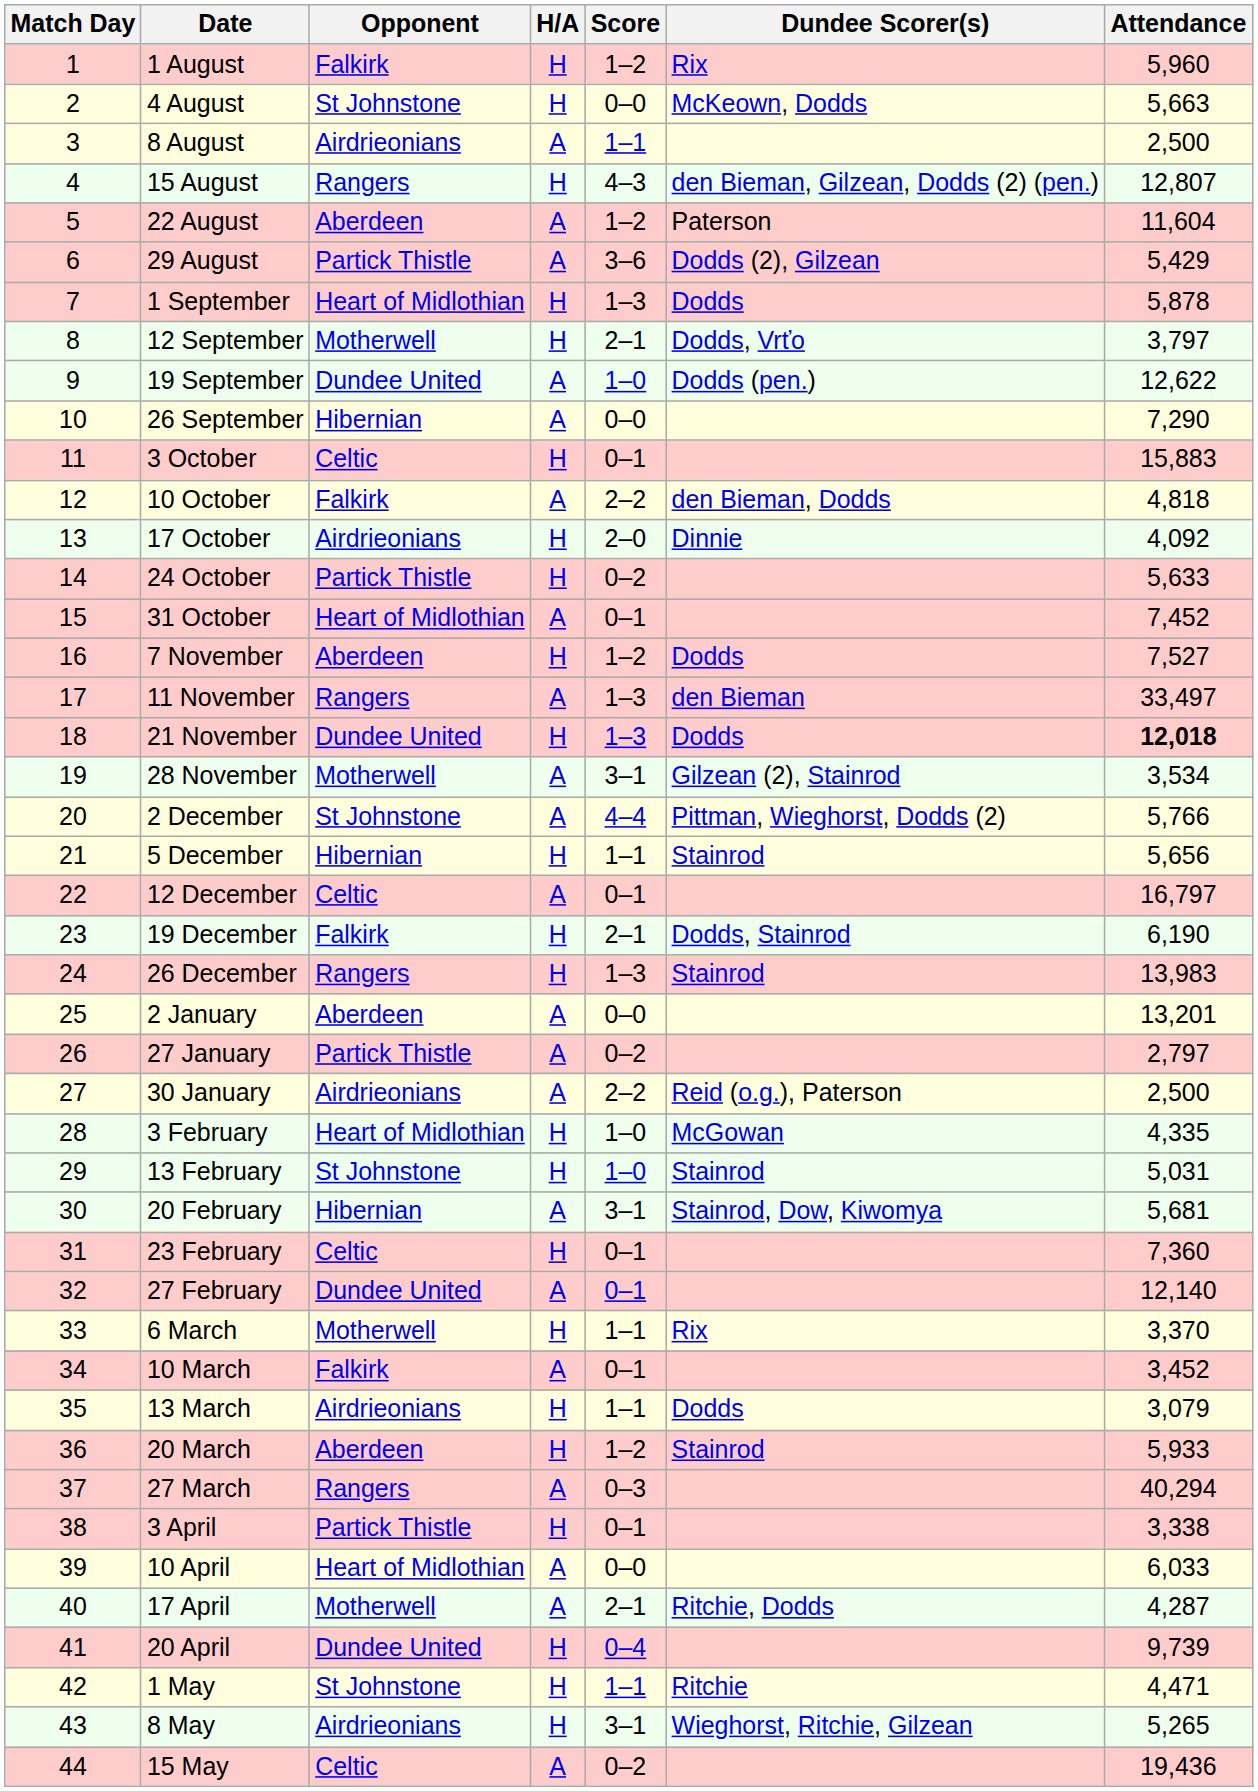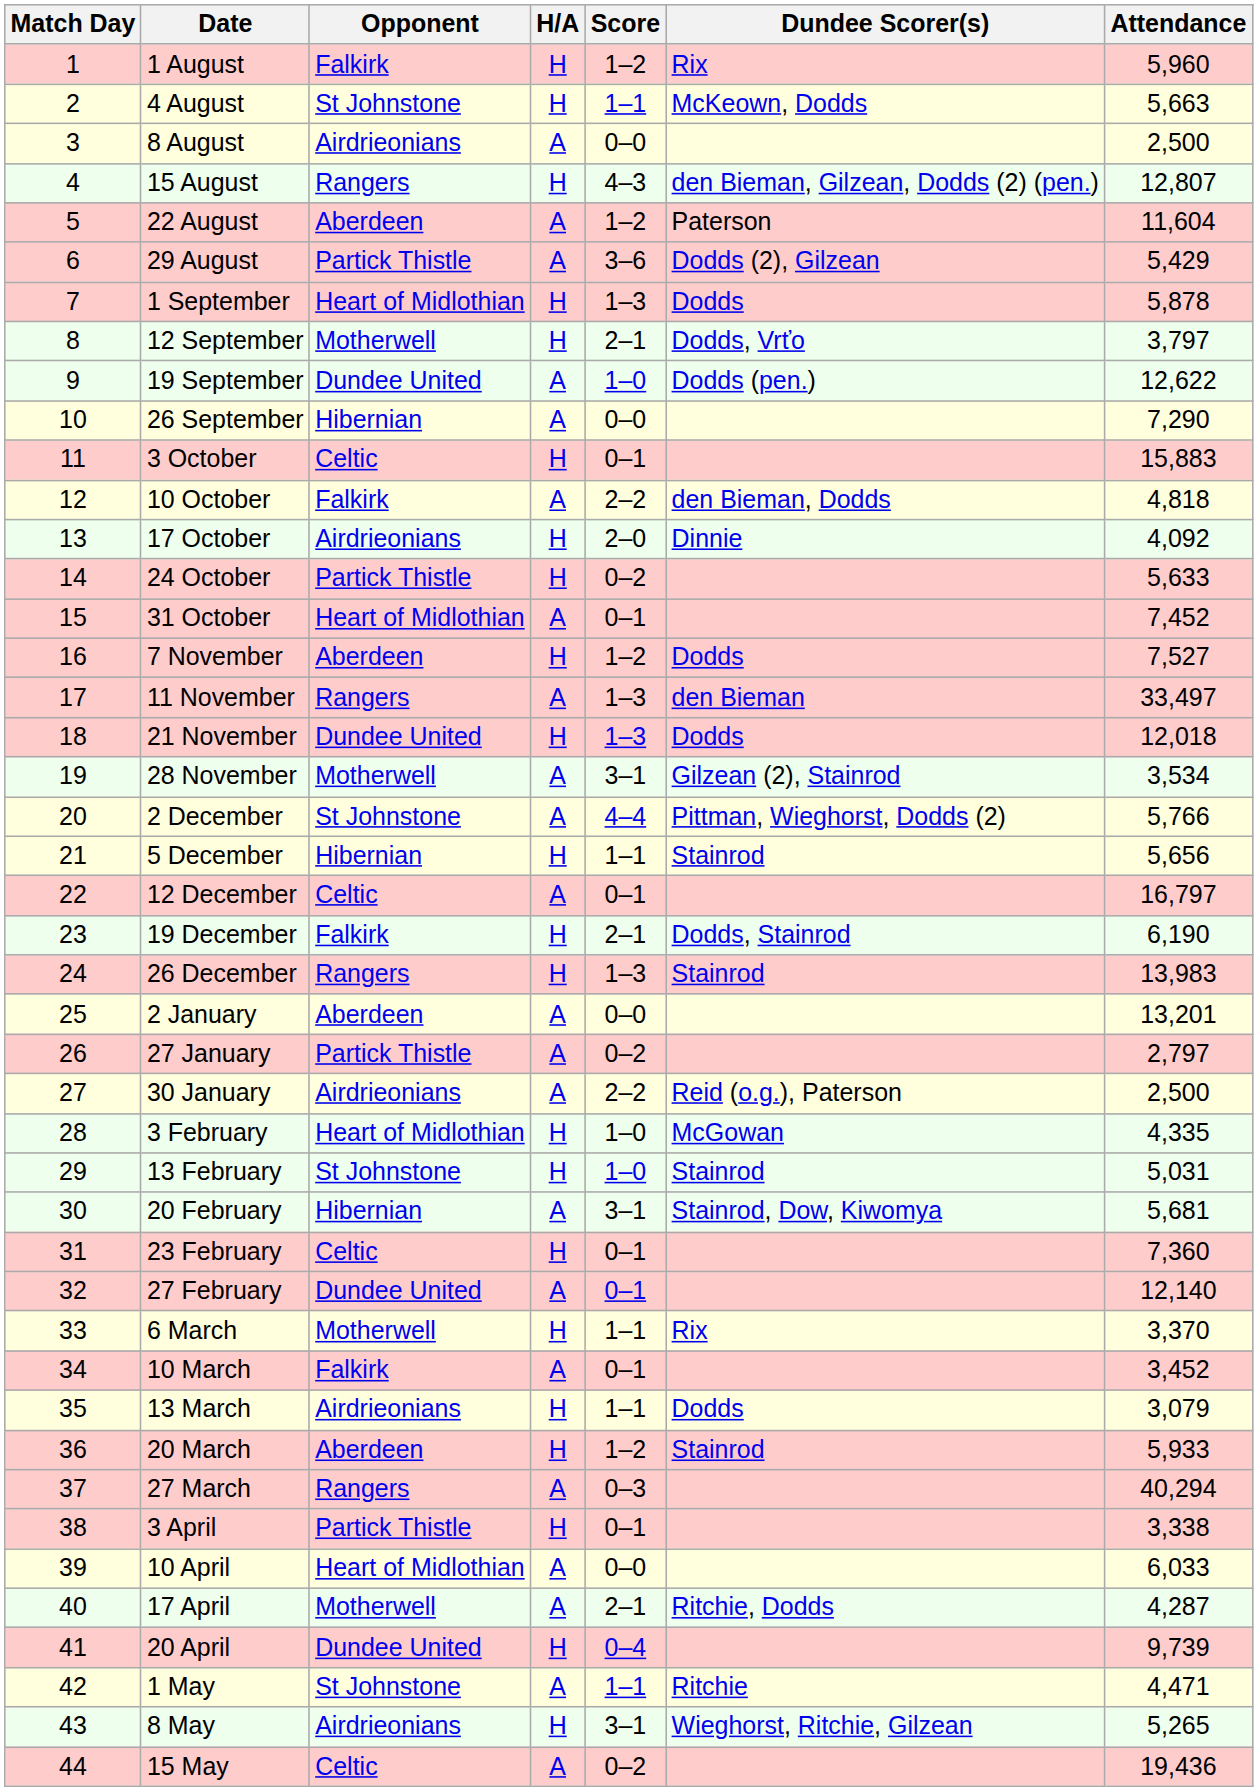(625, 103) 0–0 -> (625, 103) 1–1
(625, 143) 1–1 -> (625, 143) 0–0
(1178, 736) bold -> (1178, 736) normal
(558, 1686) H -> (558, 1686) A
